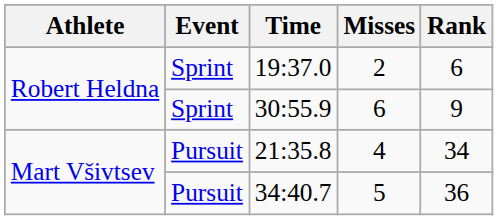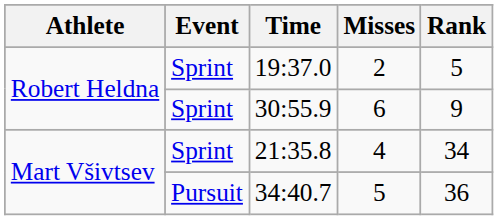(457, 67) 6 -> (457, 67) 5
(207, 151) Pursuit -> (202, 151) Sprint
